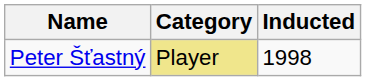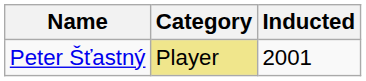(287, 57) 1998 -> (287, 57) 2001
